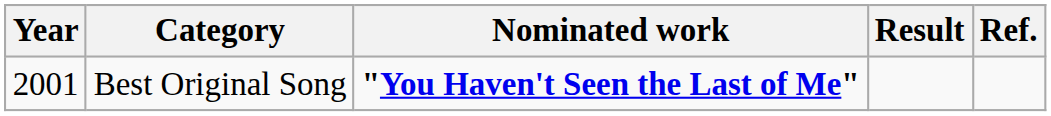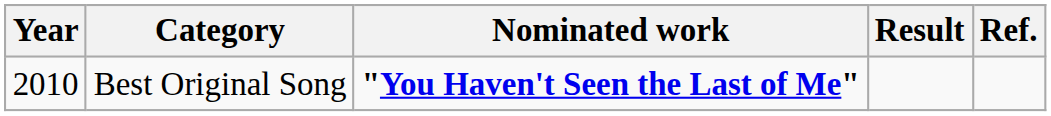(46, 82) 2001 -> (46, 82) 2010
